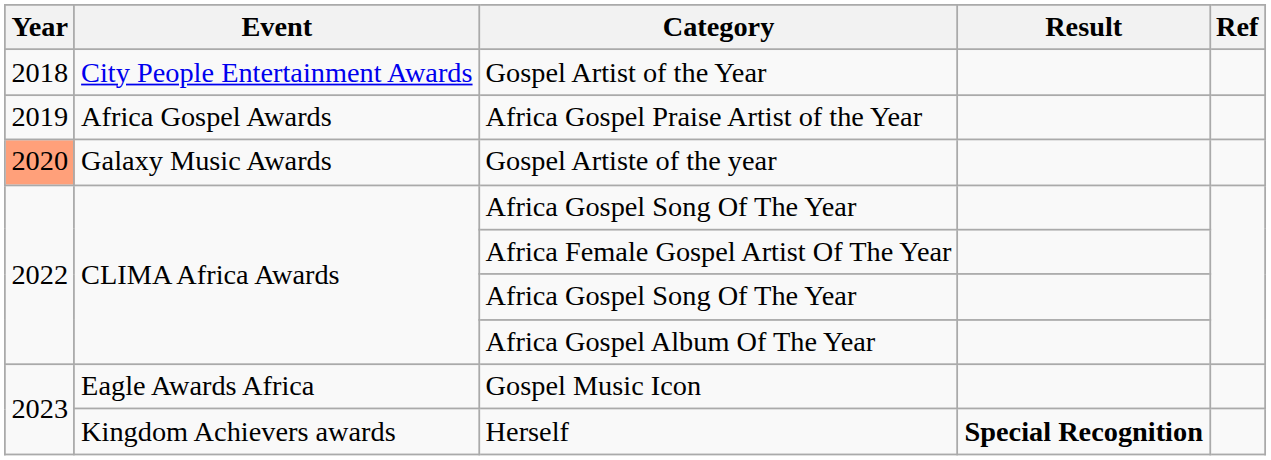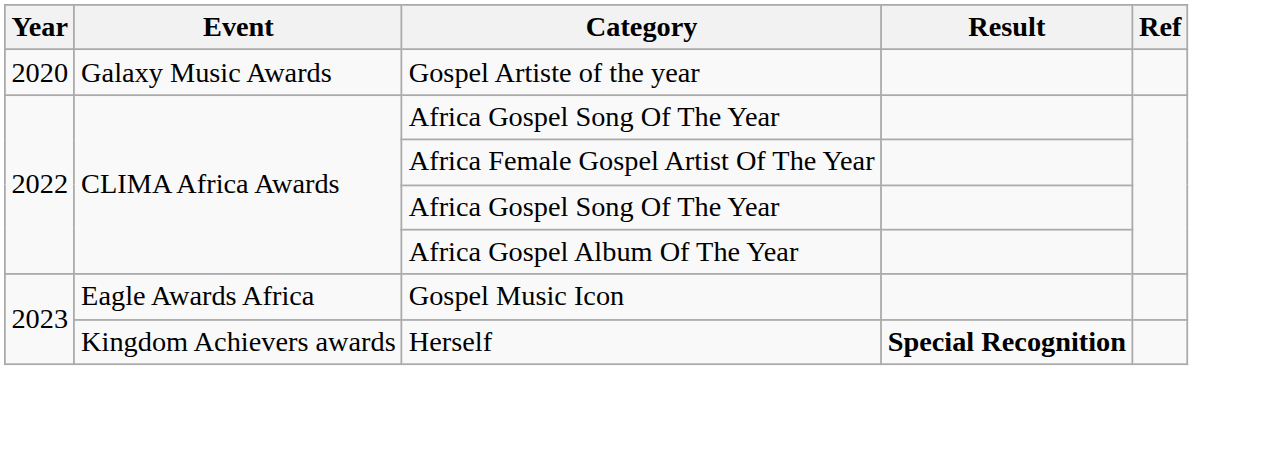- row: (277, 71)
- row: (206, 116)
(40, 161) lightsalmon background -> (40, 71) no background
